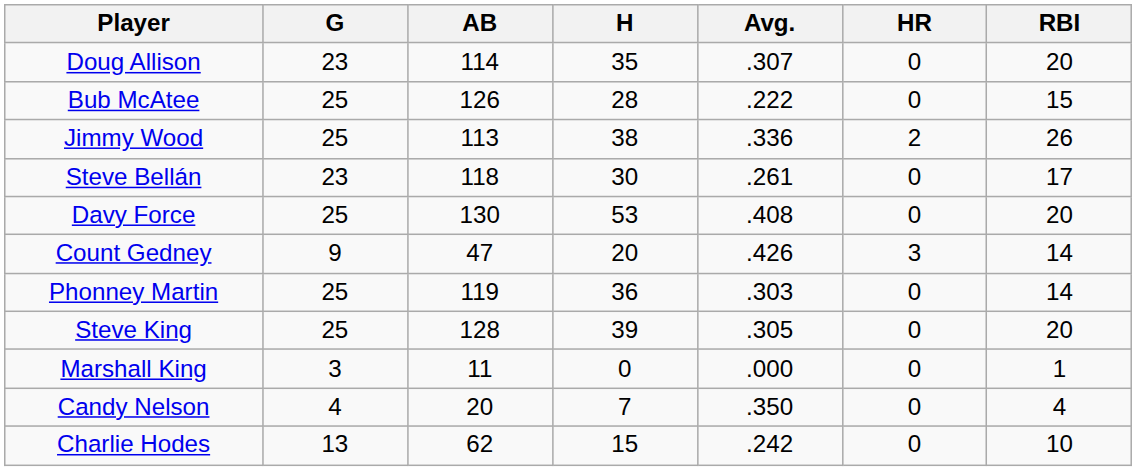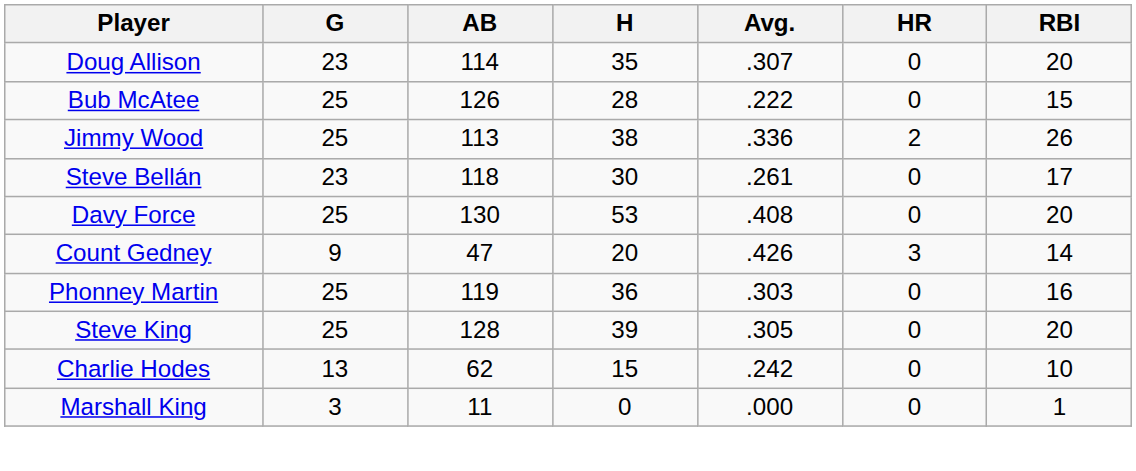(1059, 291) 14 -> (1059, 291) 16
rows swapped: (134, 445) <-> (134, 368)
- row: (134, 406)
